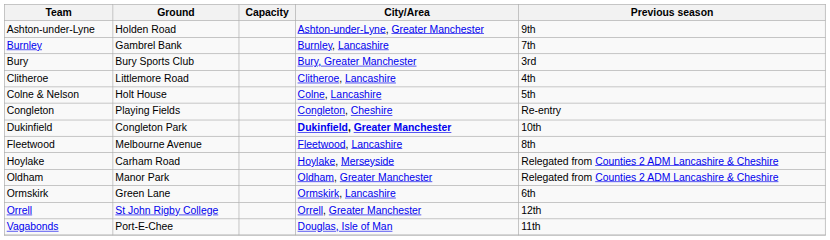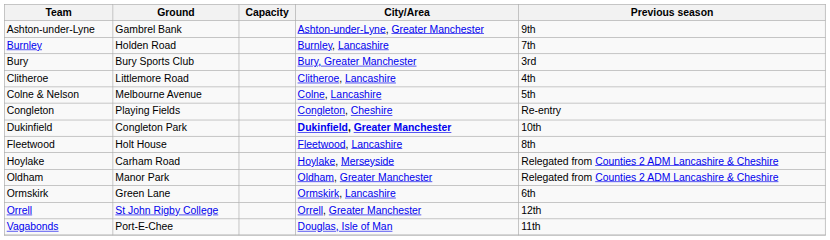(146, 29) Holden Road -> (149, 29) Gambrel Bank
(149, 45) Gambrel Bank -> (146, 45) Holden Road
(141, 95) Holt House -> (159, 95) Melbourne Avenue
(159, 144) Melbourne Avenue -> (141, 144) Holt House
